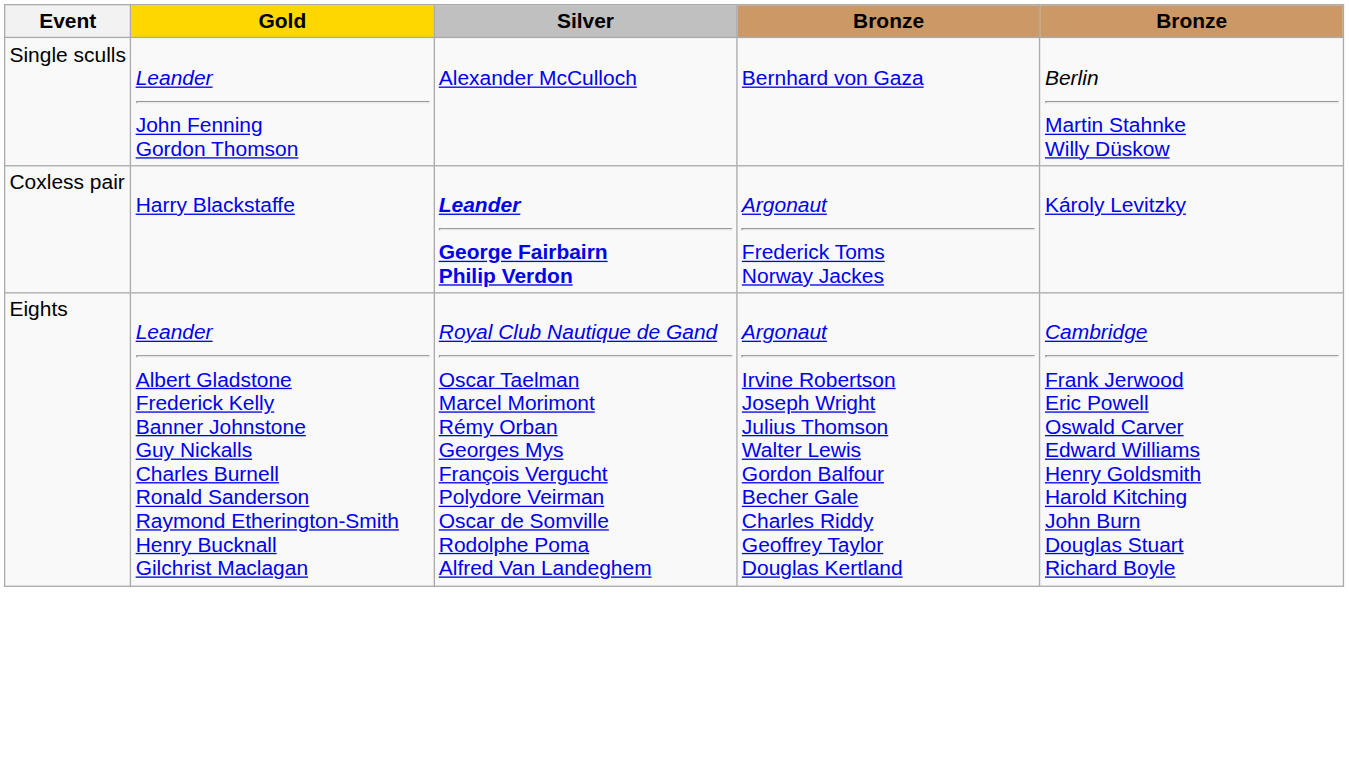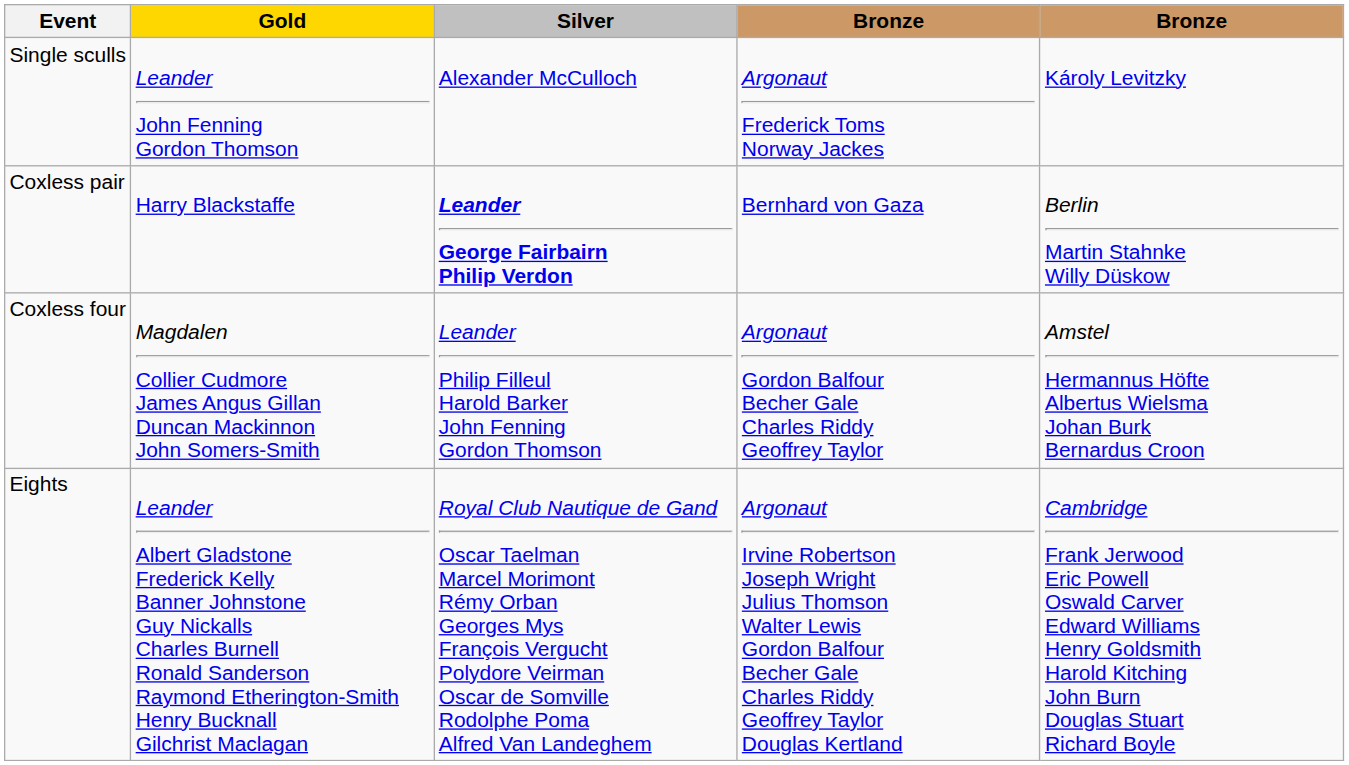(833, 77) Bernhard von Gaza -> (889, 113) Argonaut Frederick Toms Norway Jackes
(1192, 113) Berlin Martin Stahnke Willy Düskow -> (1115, 77) Károly Levitzky
(889, 240) Argonaut Frederick Toms Norway Jackes -> (833, 205) Bernhard von Gaza
(1115, 205) Károly Levitzky -> (1192, 240) Berlin Martin Stahnke Willy Düskow
+ row: (68, 309)
